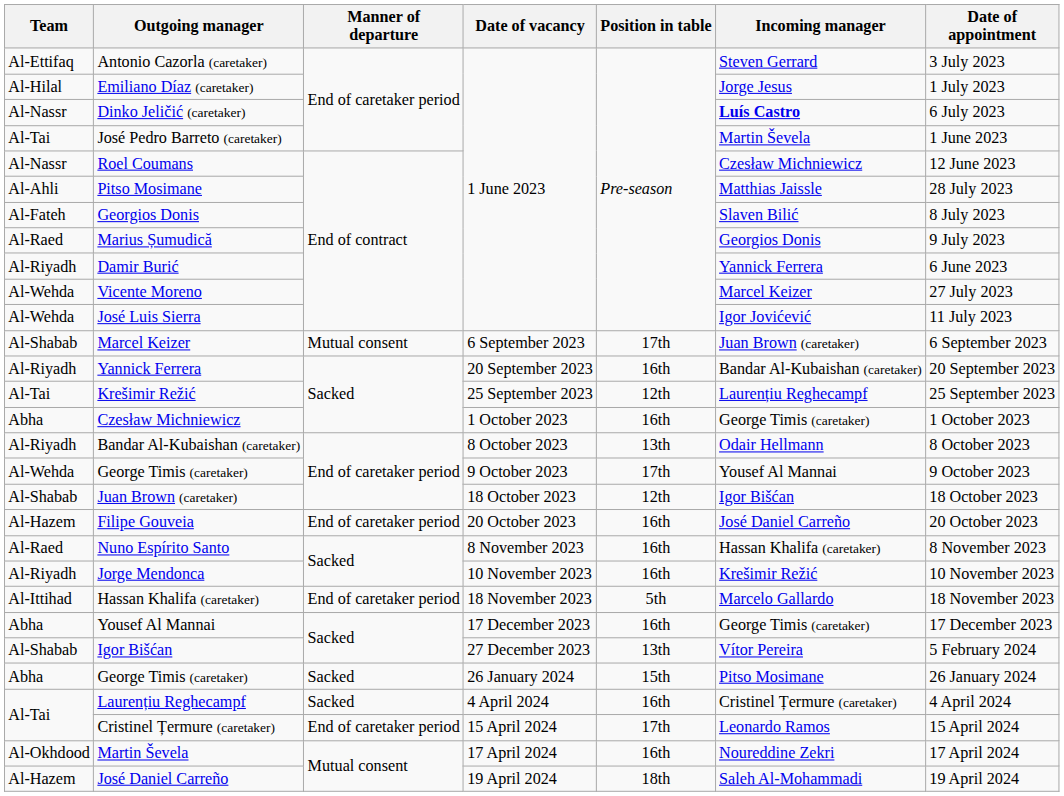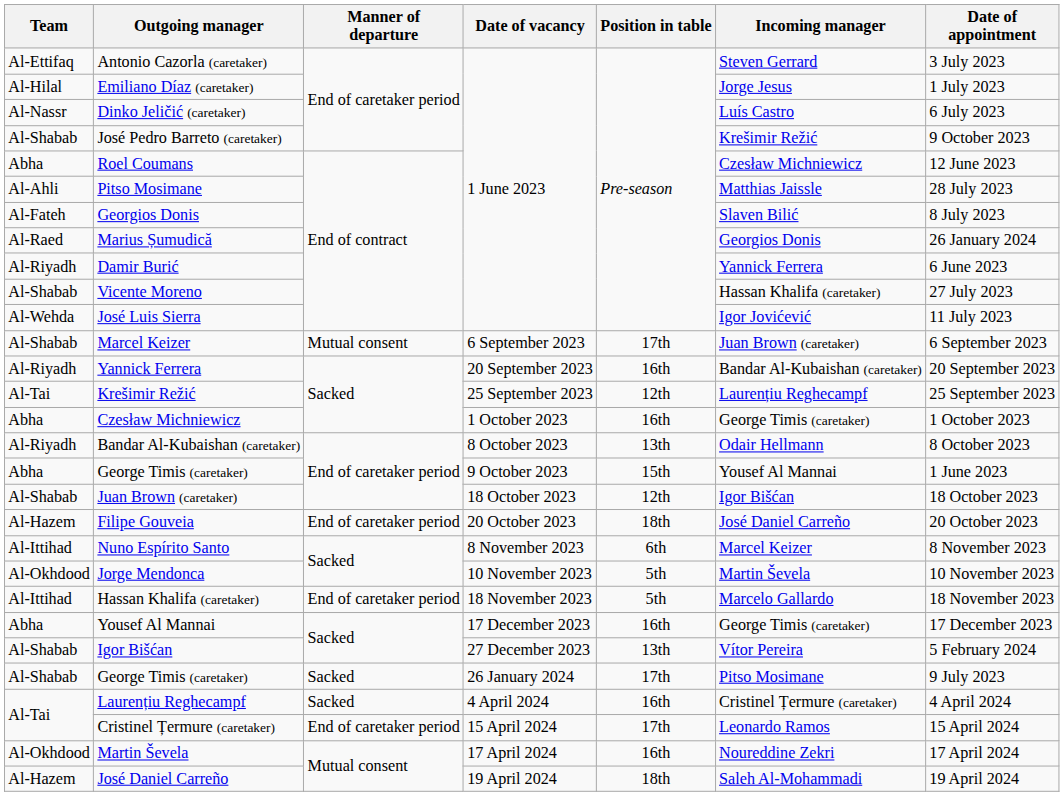(760, 112) bold -> (757, 112) normal
(29, 138) Al-Tai -> (43, 138) Al-Shabab
(765, 138) Martin Ševela -> (768, 138) Krešimir Režić
(968, 138) 1 June 2023 -> (980, 138) 9 October 2023
(37, 163) Al-Nassr -> (26, 163) Abha
(967, 240) 9 July 2023 -> (983, 240) 26 January 2024
(41, 291) Al-Wehda -> (43, 291) Al-Shabab
(765, 291) Marcel Keizer -> (800, 291) Hassan Khalifa (caretaker)
(41, 471) Al-Wehda -> (26, 471) Abha
(656, 471) 17th -> (656, 471) 15th
(980, 471) 9 October 2023 -> (968, 471) 1 June 2023
(656, 522) 16th -> (656, 522) 18th
(36, 548) Al-Raed -> (40, 548) Al-Ittihad
(656, 548) 16th -> (656, 548) 6th
(800, 548) Hassan Khalifa (caretaker) -> (765, 548) Marcel Keizer
(42, 573) Al-Riyadh -> (49, 573) Al-Okhdood
(656, 573) 16th -> (656, 573) 5th
(768, 573) Krešimir Režić -> (765, 573) Martin Ševela
(26, 676) Abha -> (43, 676) Al-Shabab
(656, 676) 15th -> (656, 676) 17th
(983, 676) 26 January 2024 -> (967, 676) 9 July 2023
